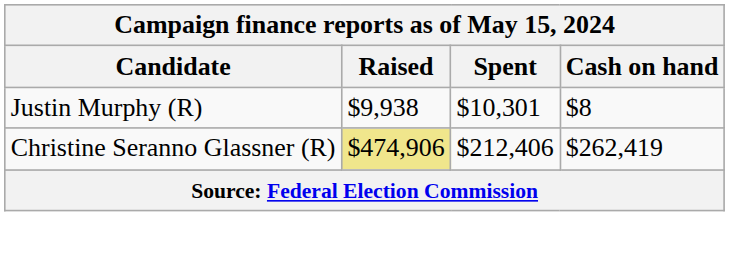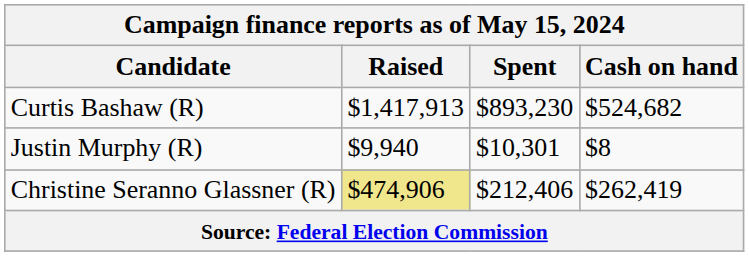+ row: (107, 107)
(383, 107) $9,938 -> (383, 148) $9,940
